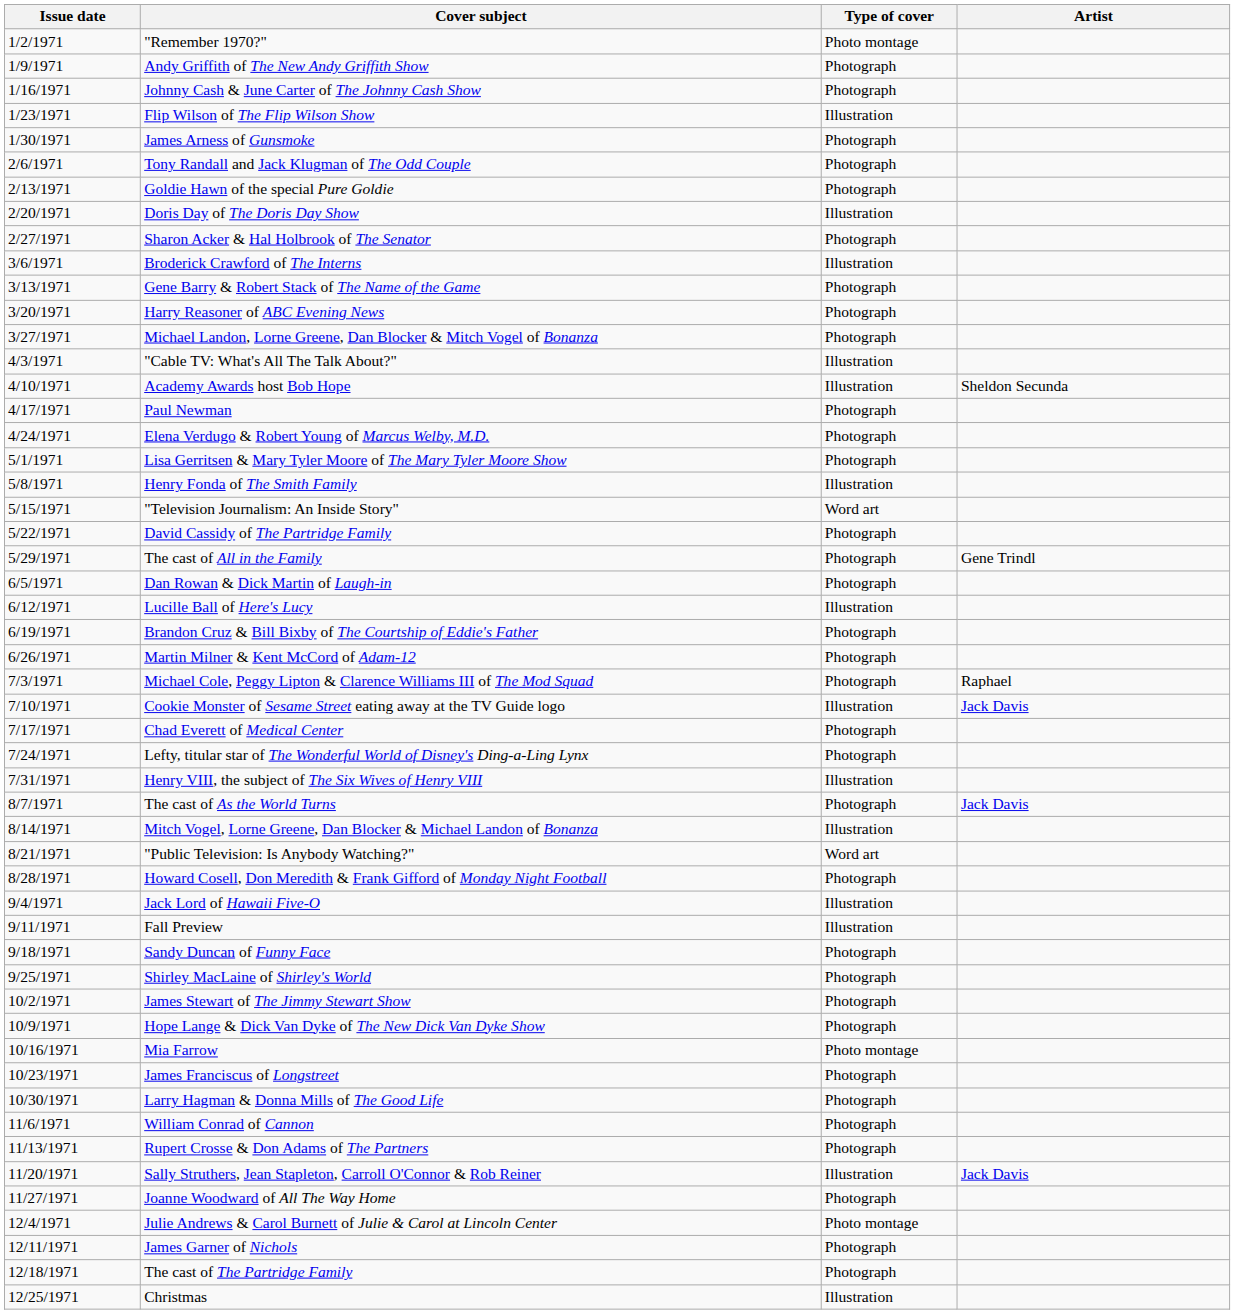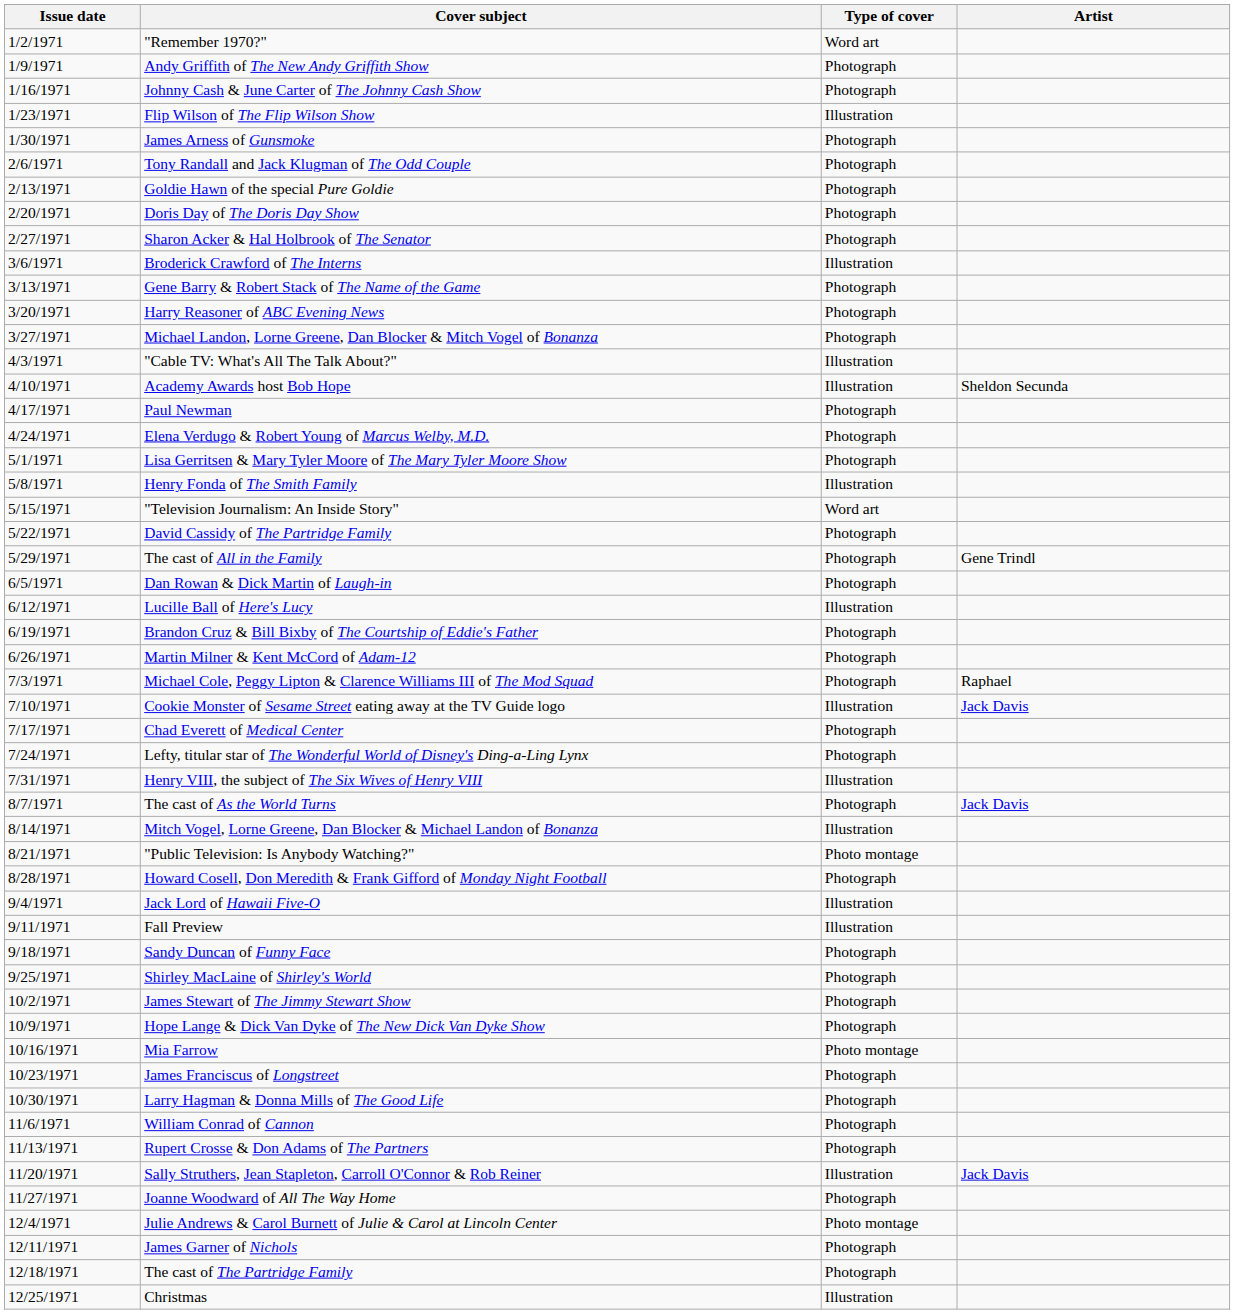(872, 41) Photo montage -> (852, 41) Word art
(859, 213) Illustration -> (861, 213) Photograph
(852, 853) Word art -> (872, 853) Photo montage
